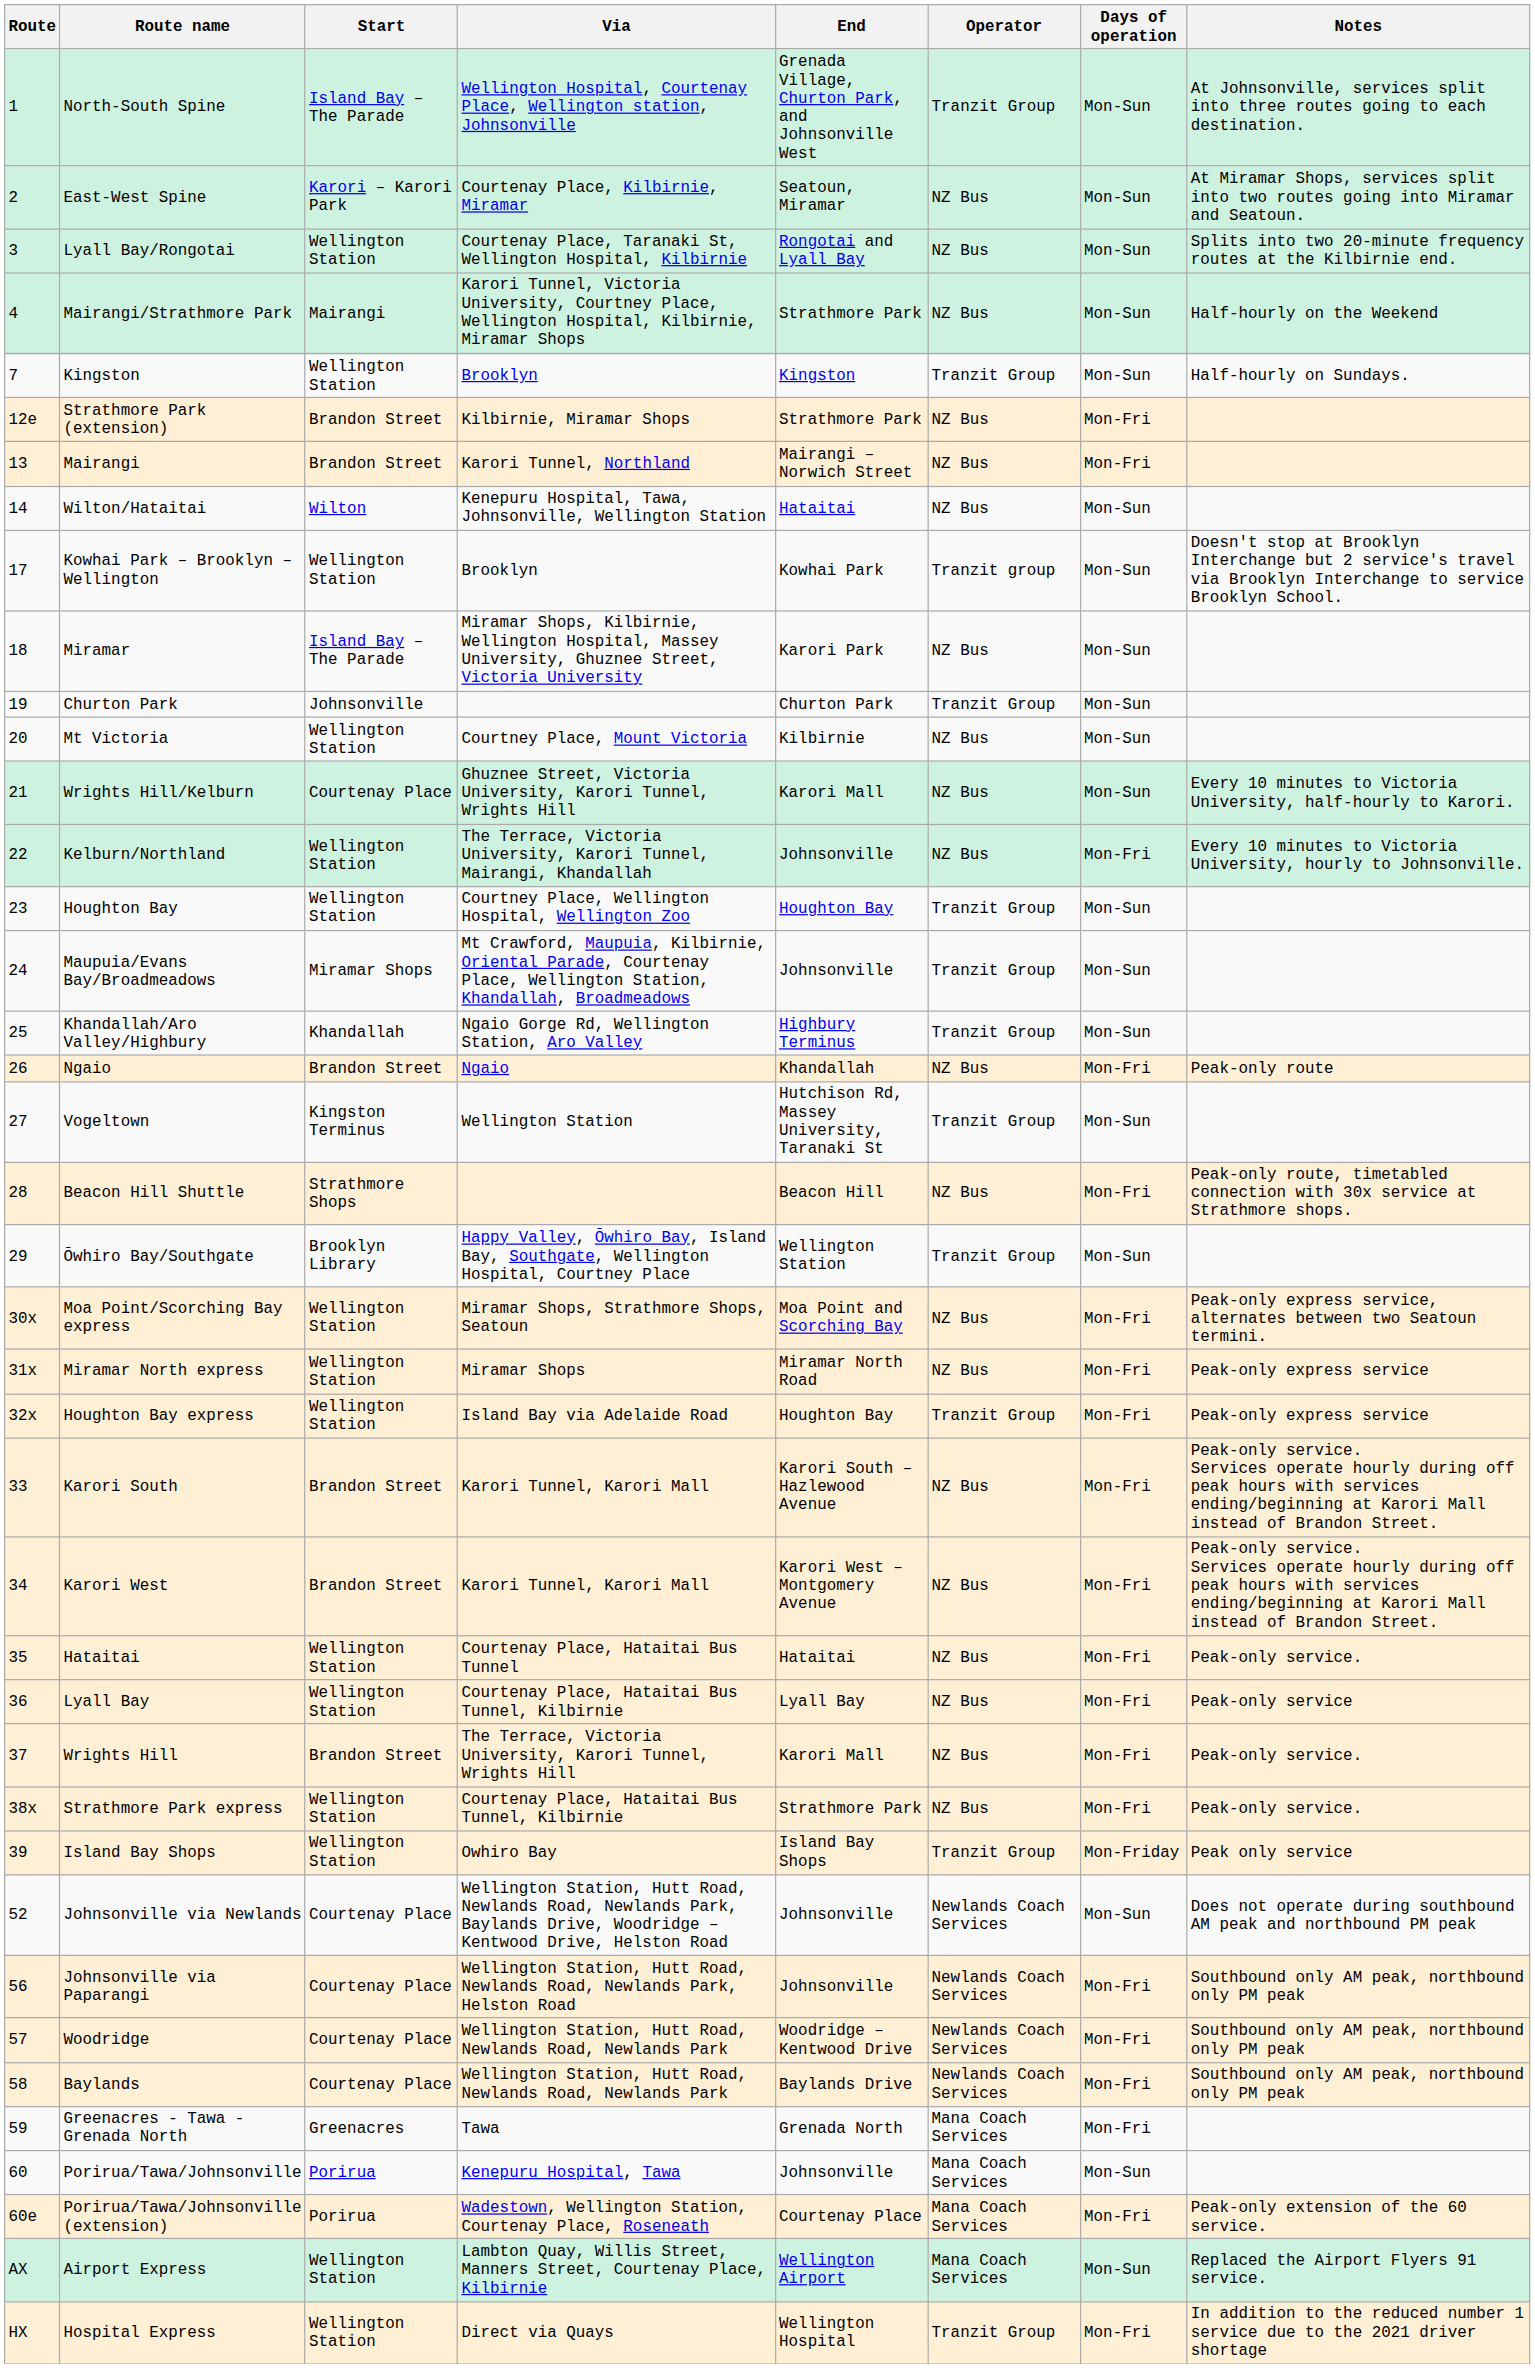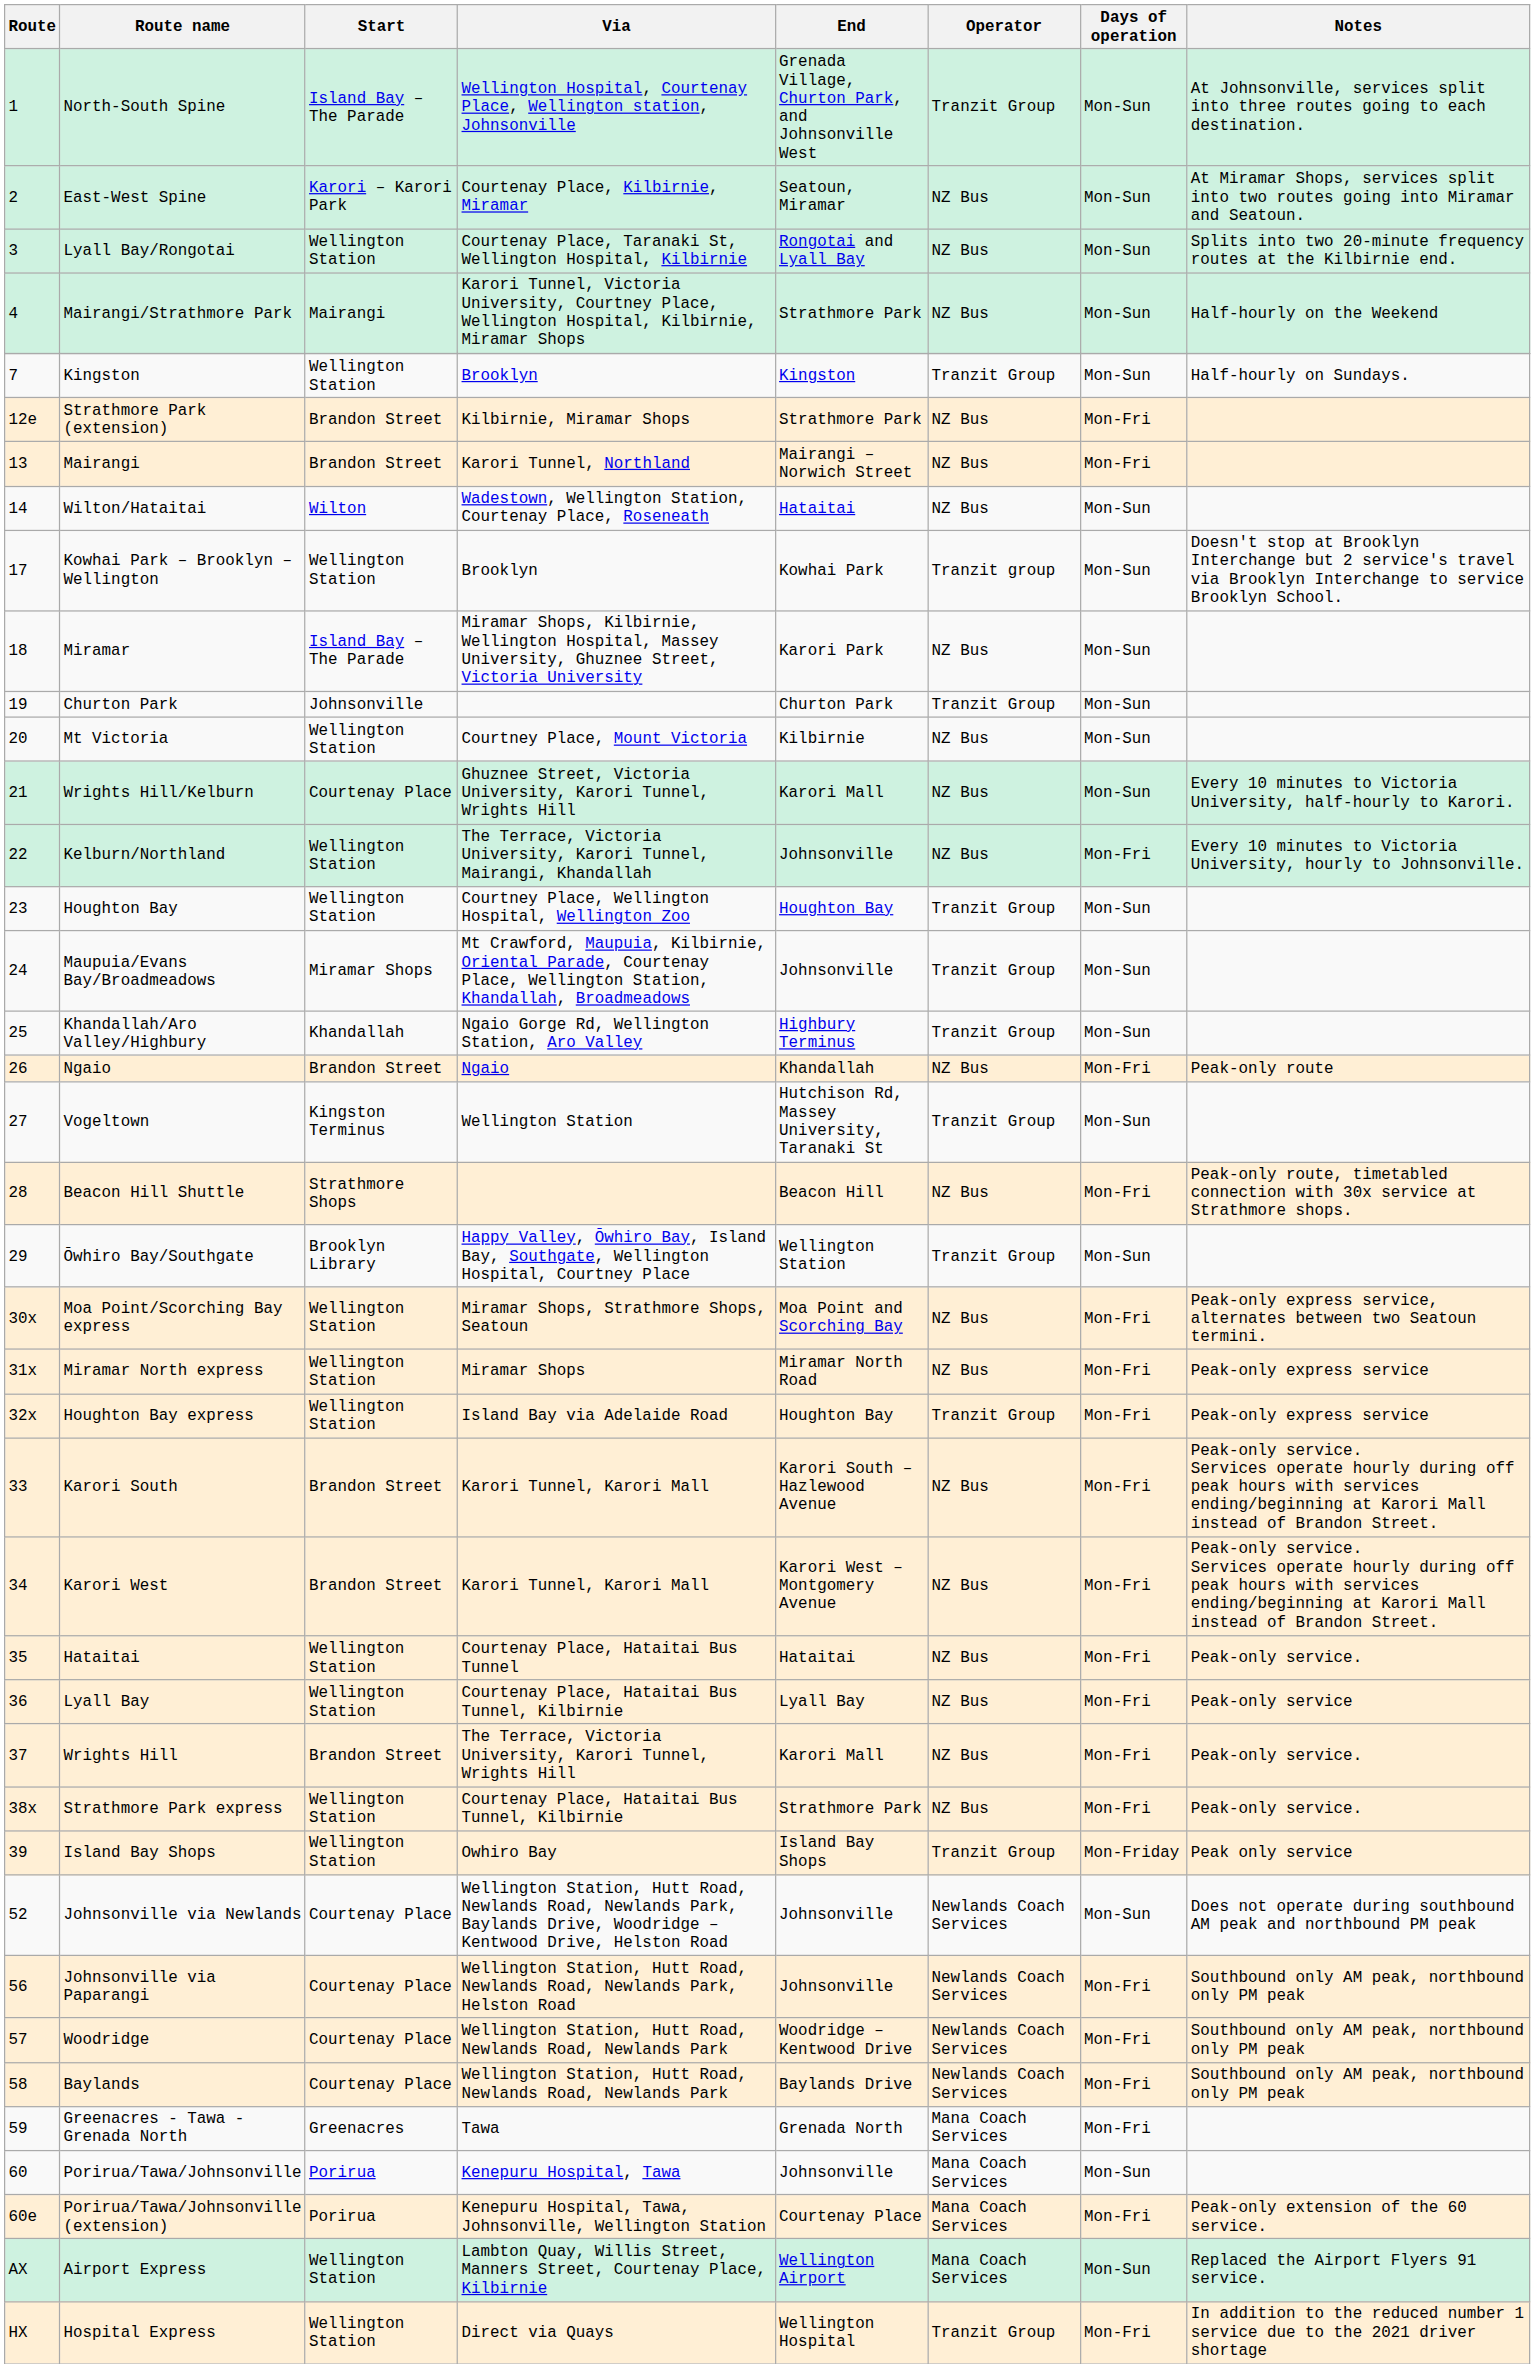(614, 508) Kenepuru Hospital, Tawa, Johnsonville, Wellington Station -> (604, 508) Wadestown, Wellington Station, Courtenay Place, Roseneath
(604, 2217) Wadestown, Wellington Station, Courtenay Place, Roseneath -> (614, 2217) Kenepuru Hospital, Tawa, Johnsonville, Wellington Station
